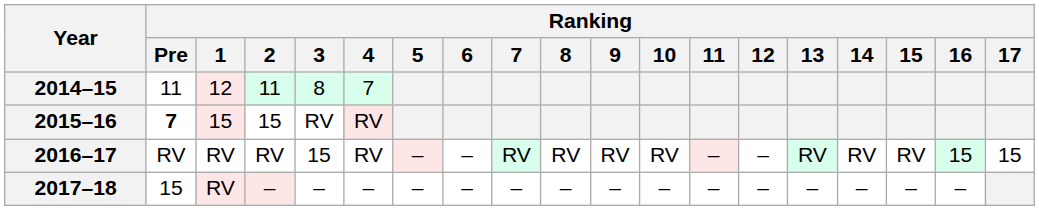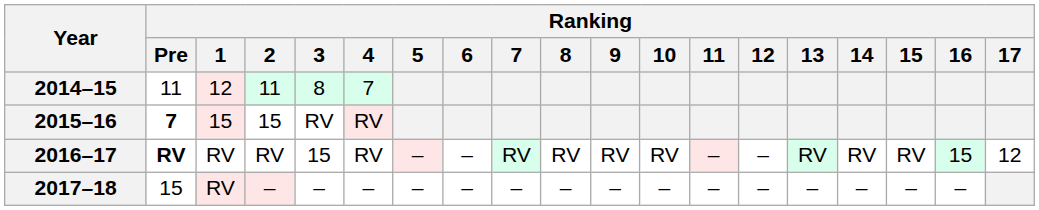(171, 155) normal -> (171, 155) bold
(1010, 155) 15 -> (1010, 155) 12
